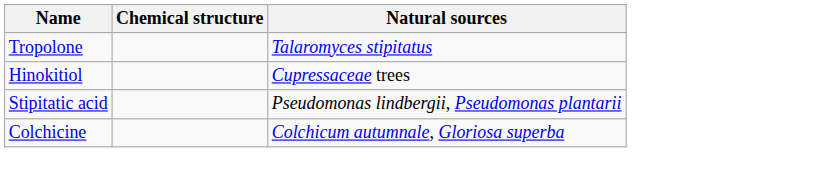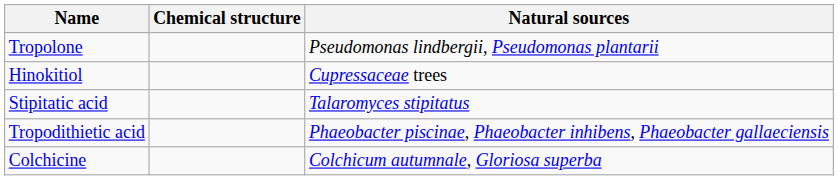(352, 47) Talaromyces stipitatus -> (484, 47) Pseudomonas lindbergii, Pseudomonas plantarii
(447, 103) Pseudomonas lindbergii, Pseudomonas plantarii -> (389, 103) Talaromyces stipitatus
+ row: (77, 132)
